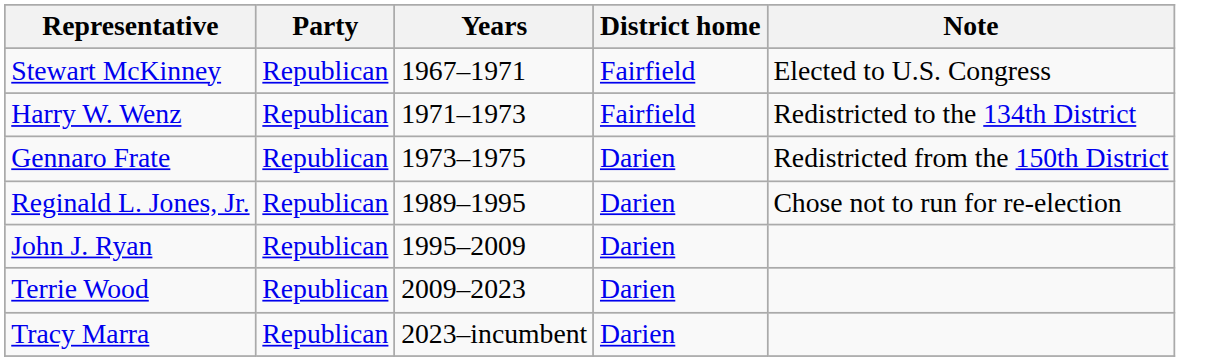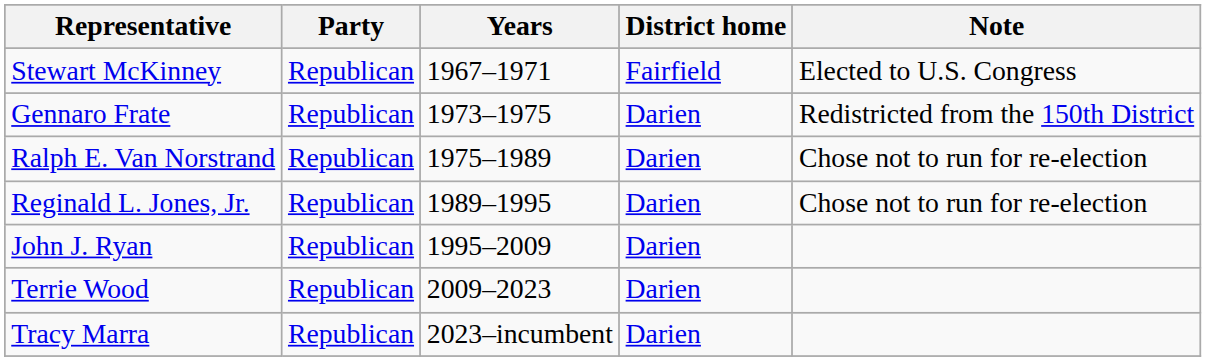- row: (96, 114)
+ row: (143, 158)
